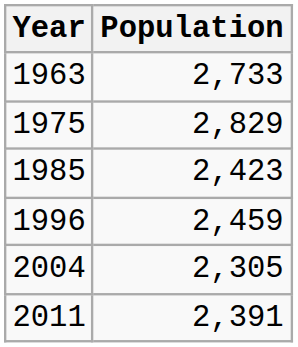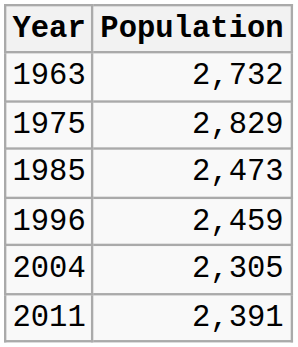(238, 76) 2,733 -> (238, 76) 2,732
(238, 172) 2,423 -> (238, 172) 2,473
